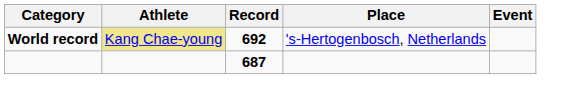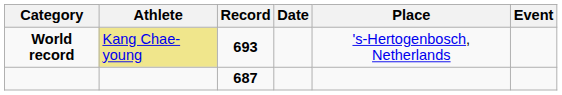+ column: (293, 16)
(254, 39) 692 -> (245, 47) 693
